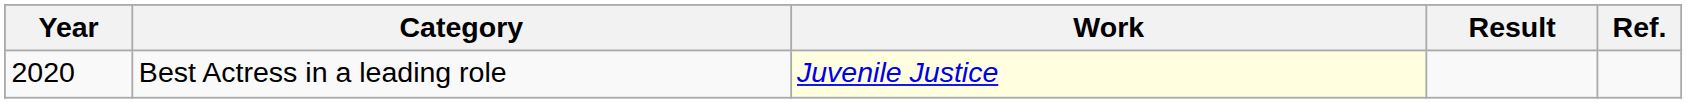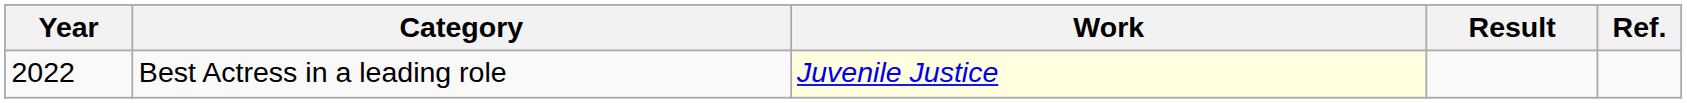(43, 73) 2020 -> (43, 73) 2022
